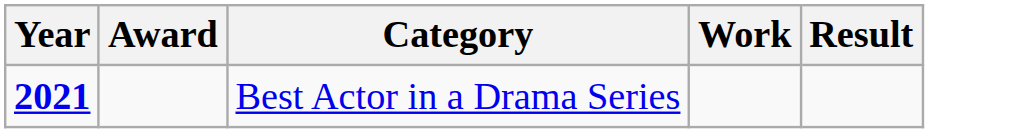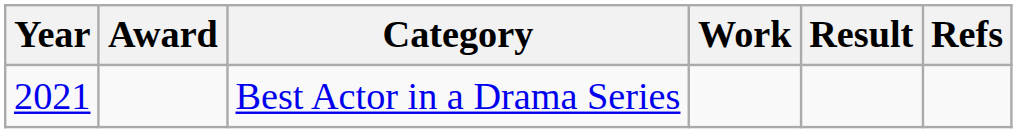+ column: (967, 34)
(52, 95) bold -> (52, 95) normal
